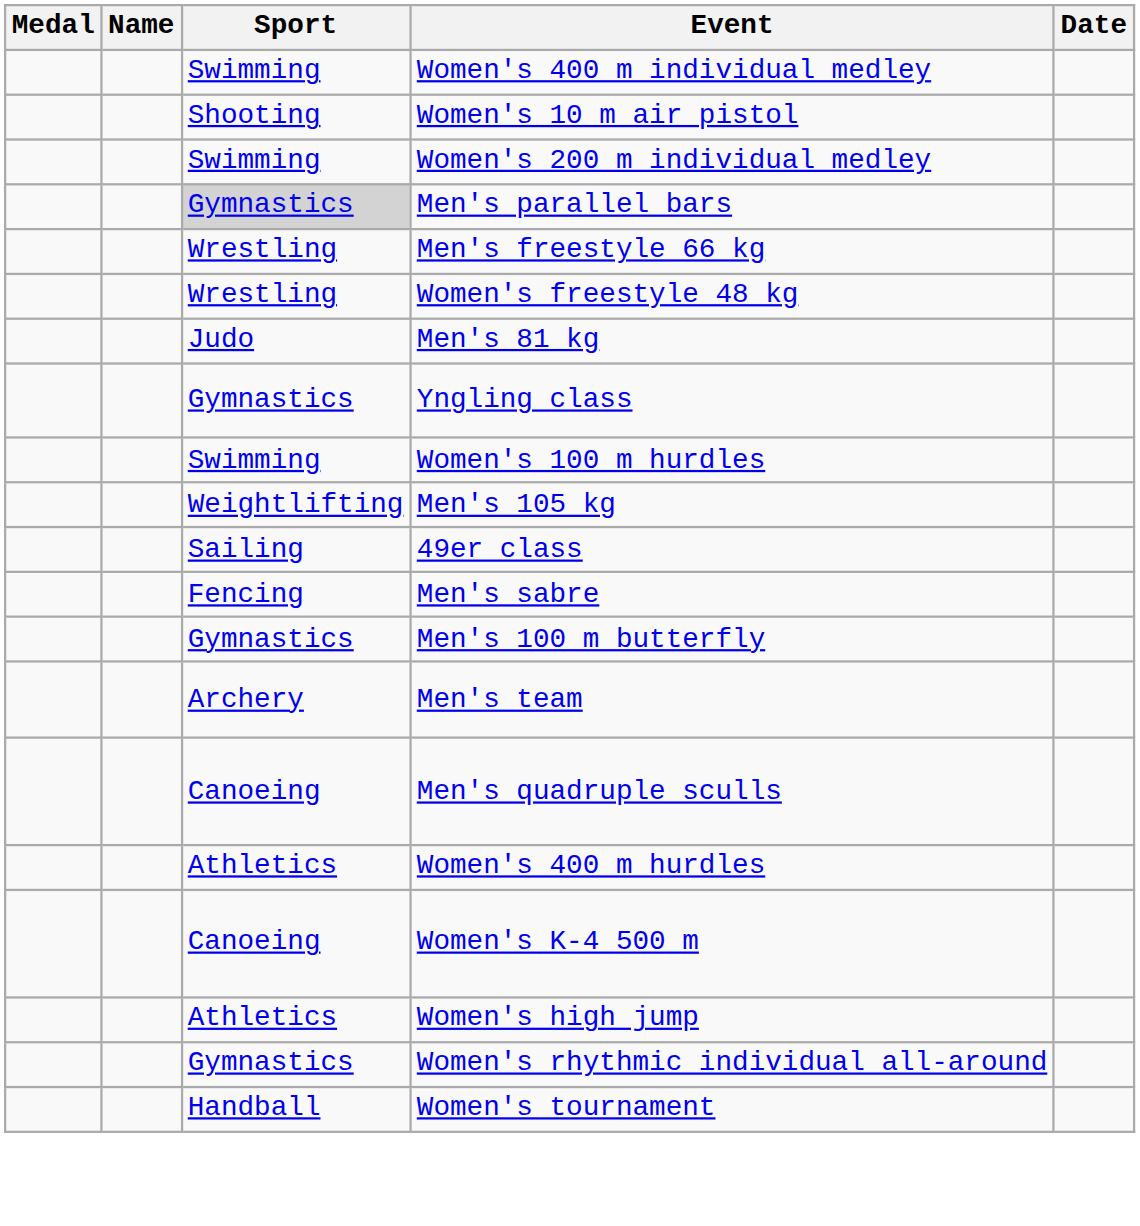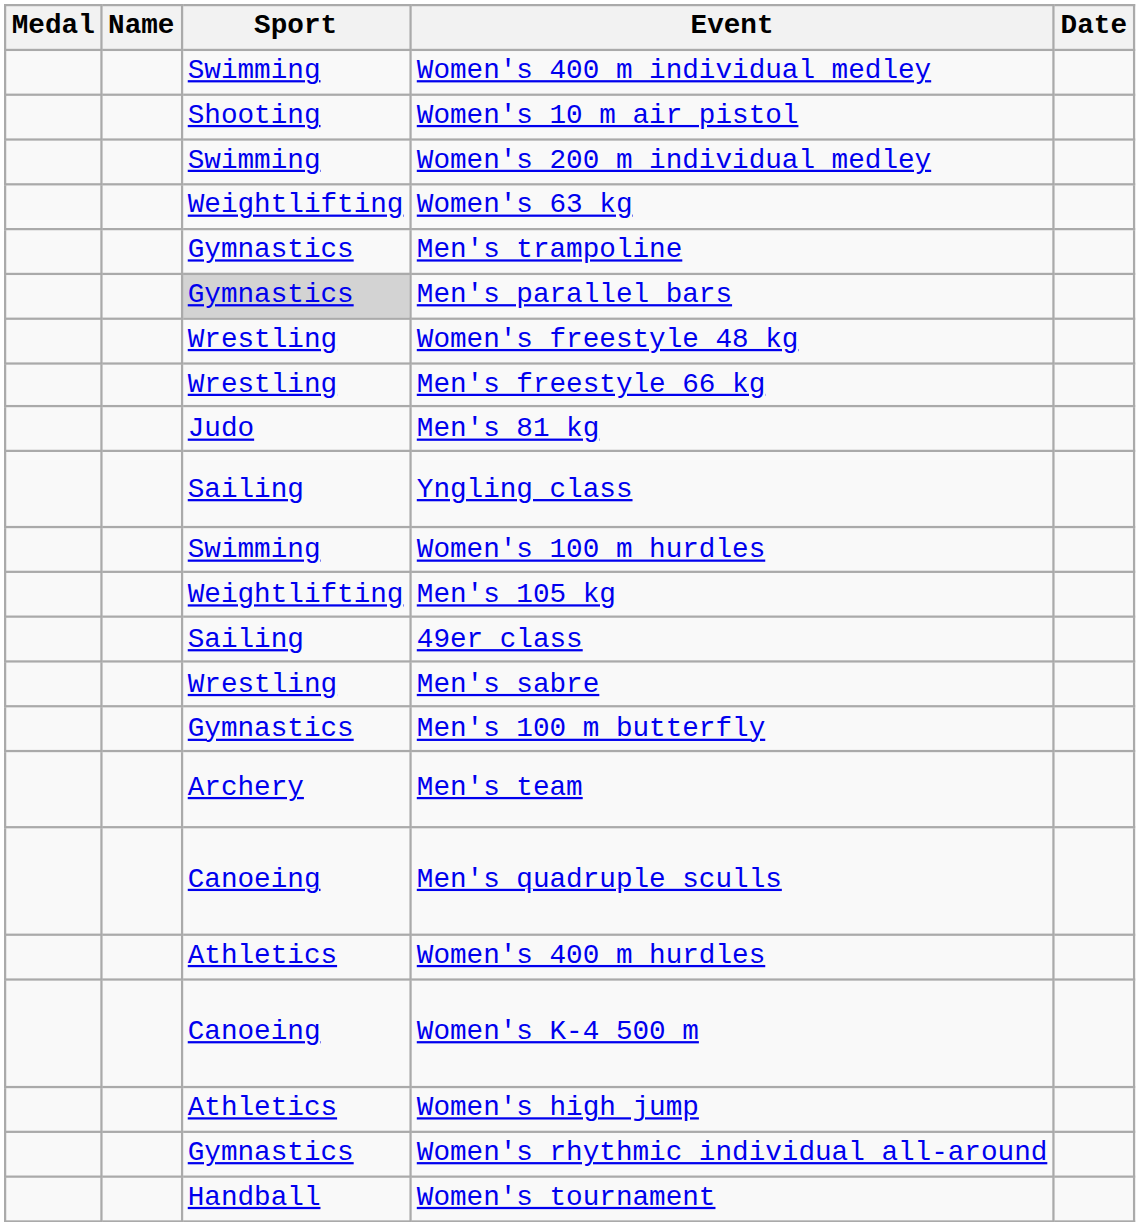+ row: (525, 206)
+ row: (550, 251)
rows swapped: (608, 296) <-> (591, 251)
(271, 401) Gymnastics -> (246, 490) Sailing
(246, 595) Fencing -> (262, 684) Wrestling
